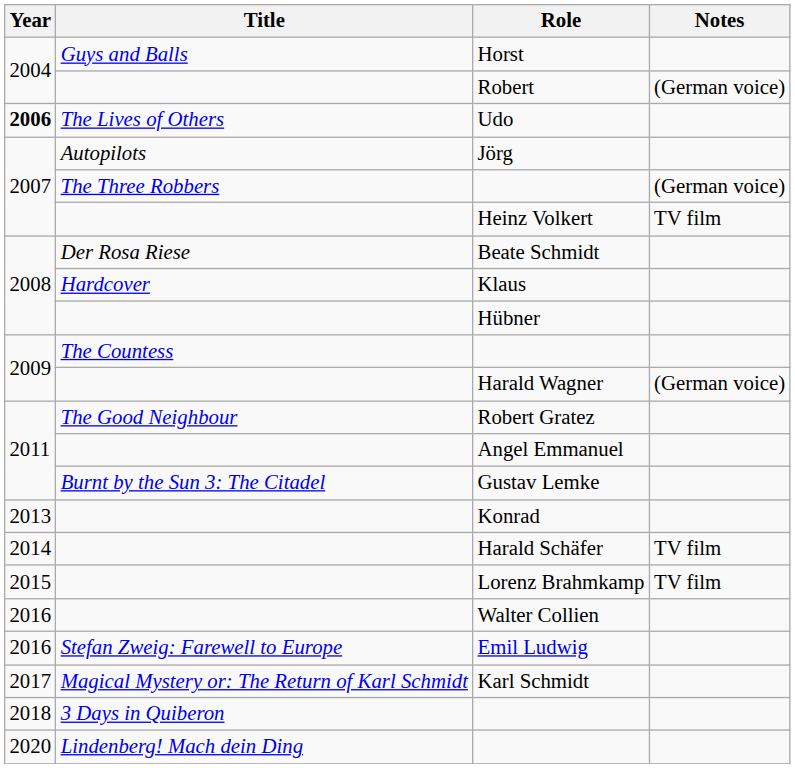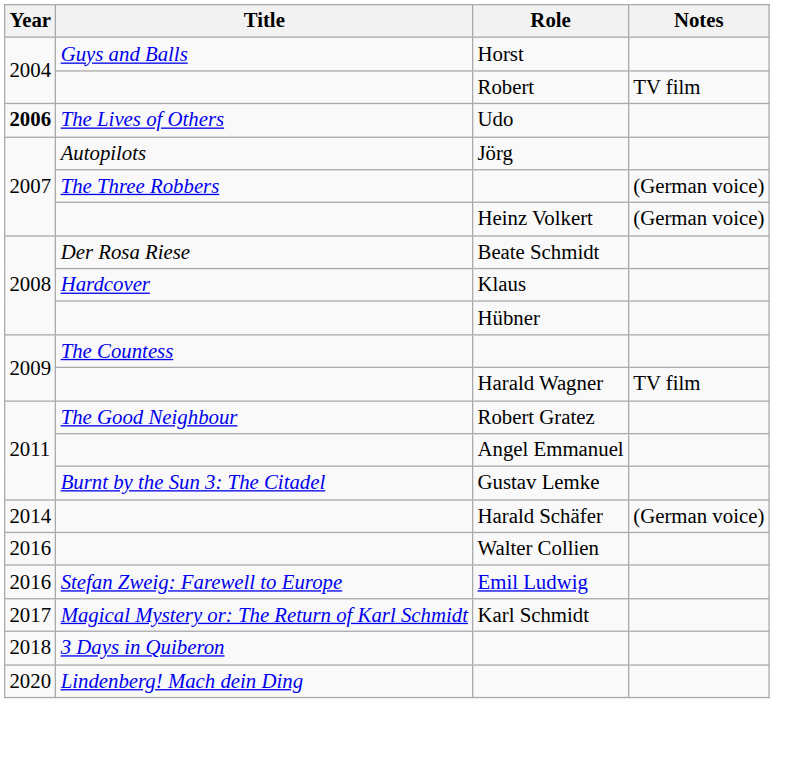(720, 86) (German voice) -> (667, 86) TV film
(688, 218) TV film -> (699, 218) (German voice)
(720, 383) (German voice) -> (667, 383) TV film
- row: (264, 516)
(688, 548) TV film -> (699, 515) (German voice)
- row: (264, 582)
